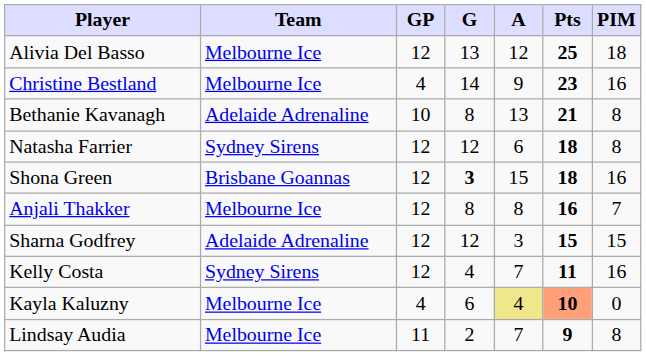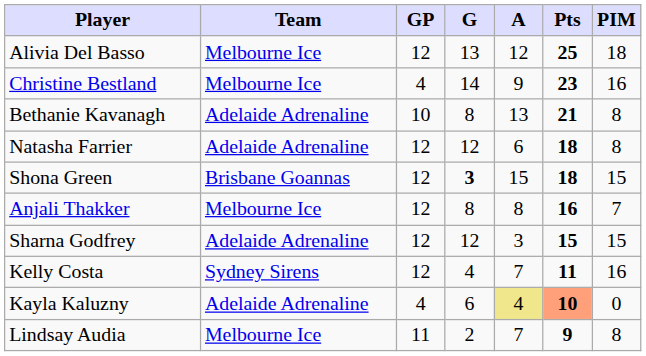(262, 146) Sydney Sirens -> (287, 146) Adelaide Adrenaline
(616, 177) 16 -> (616, 177) 15
(263, 303) Melbourne Ice -> (287, 303) Adelaide Adrenaline
